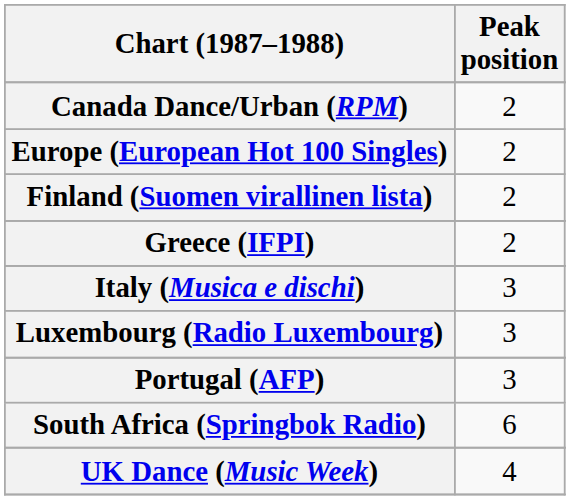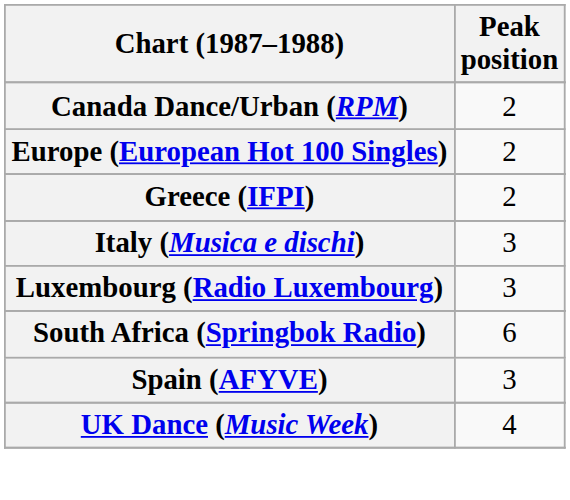- row: (229, 196)
- row: (229, 379)
+ row: (229, 379)
